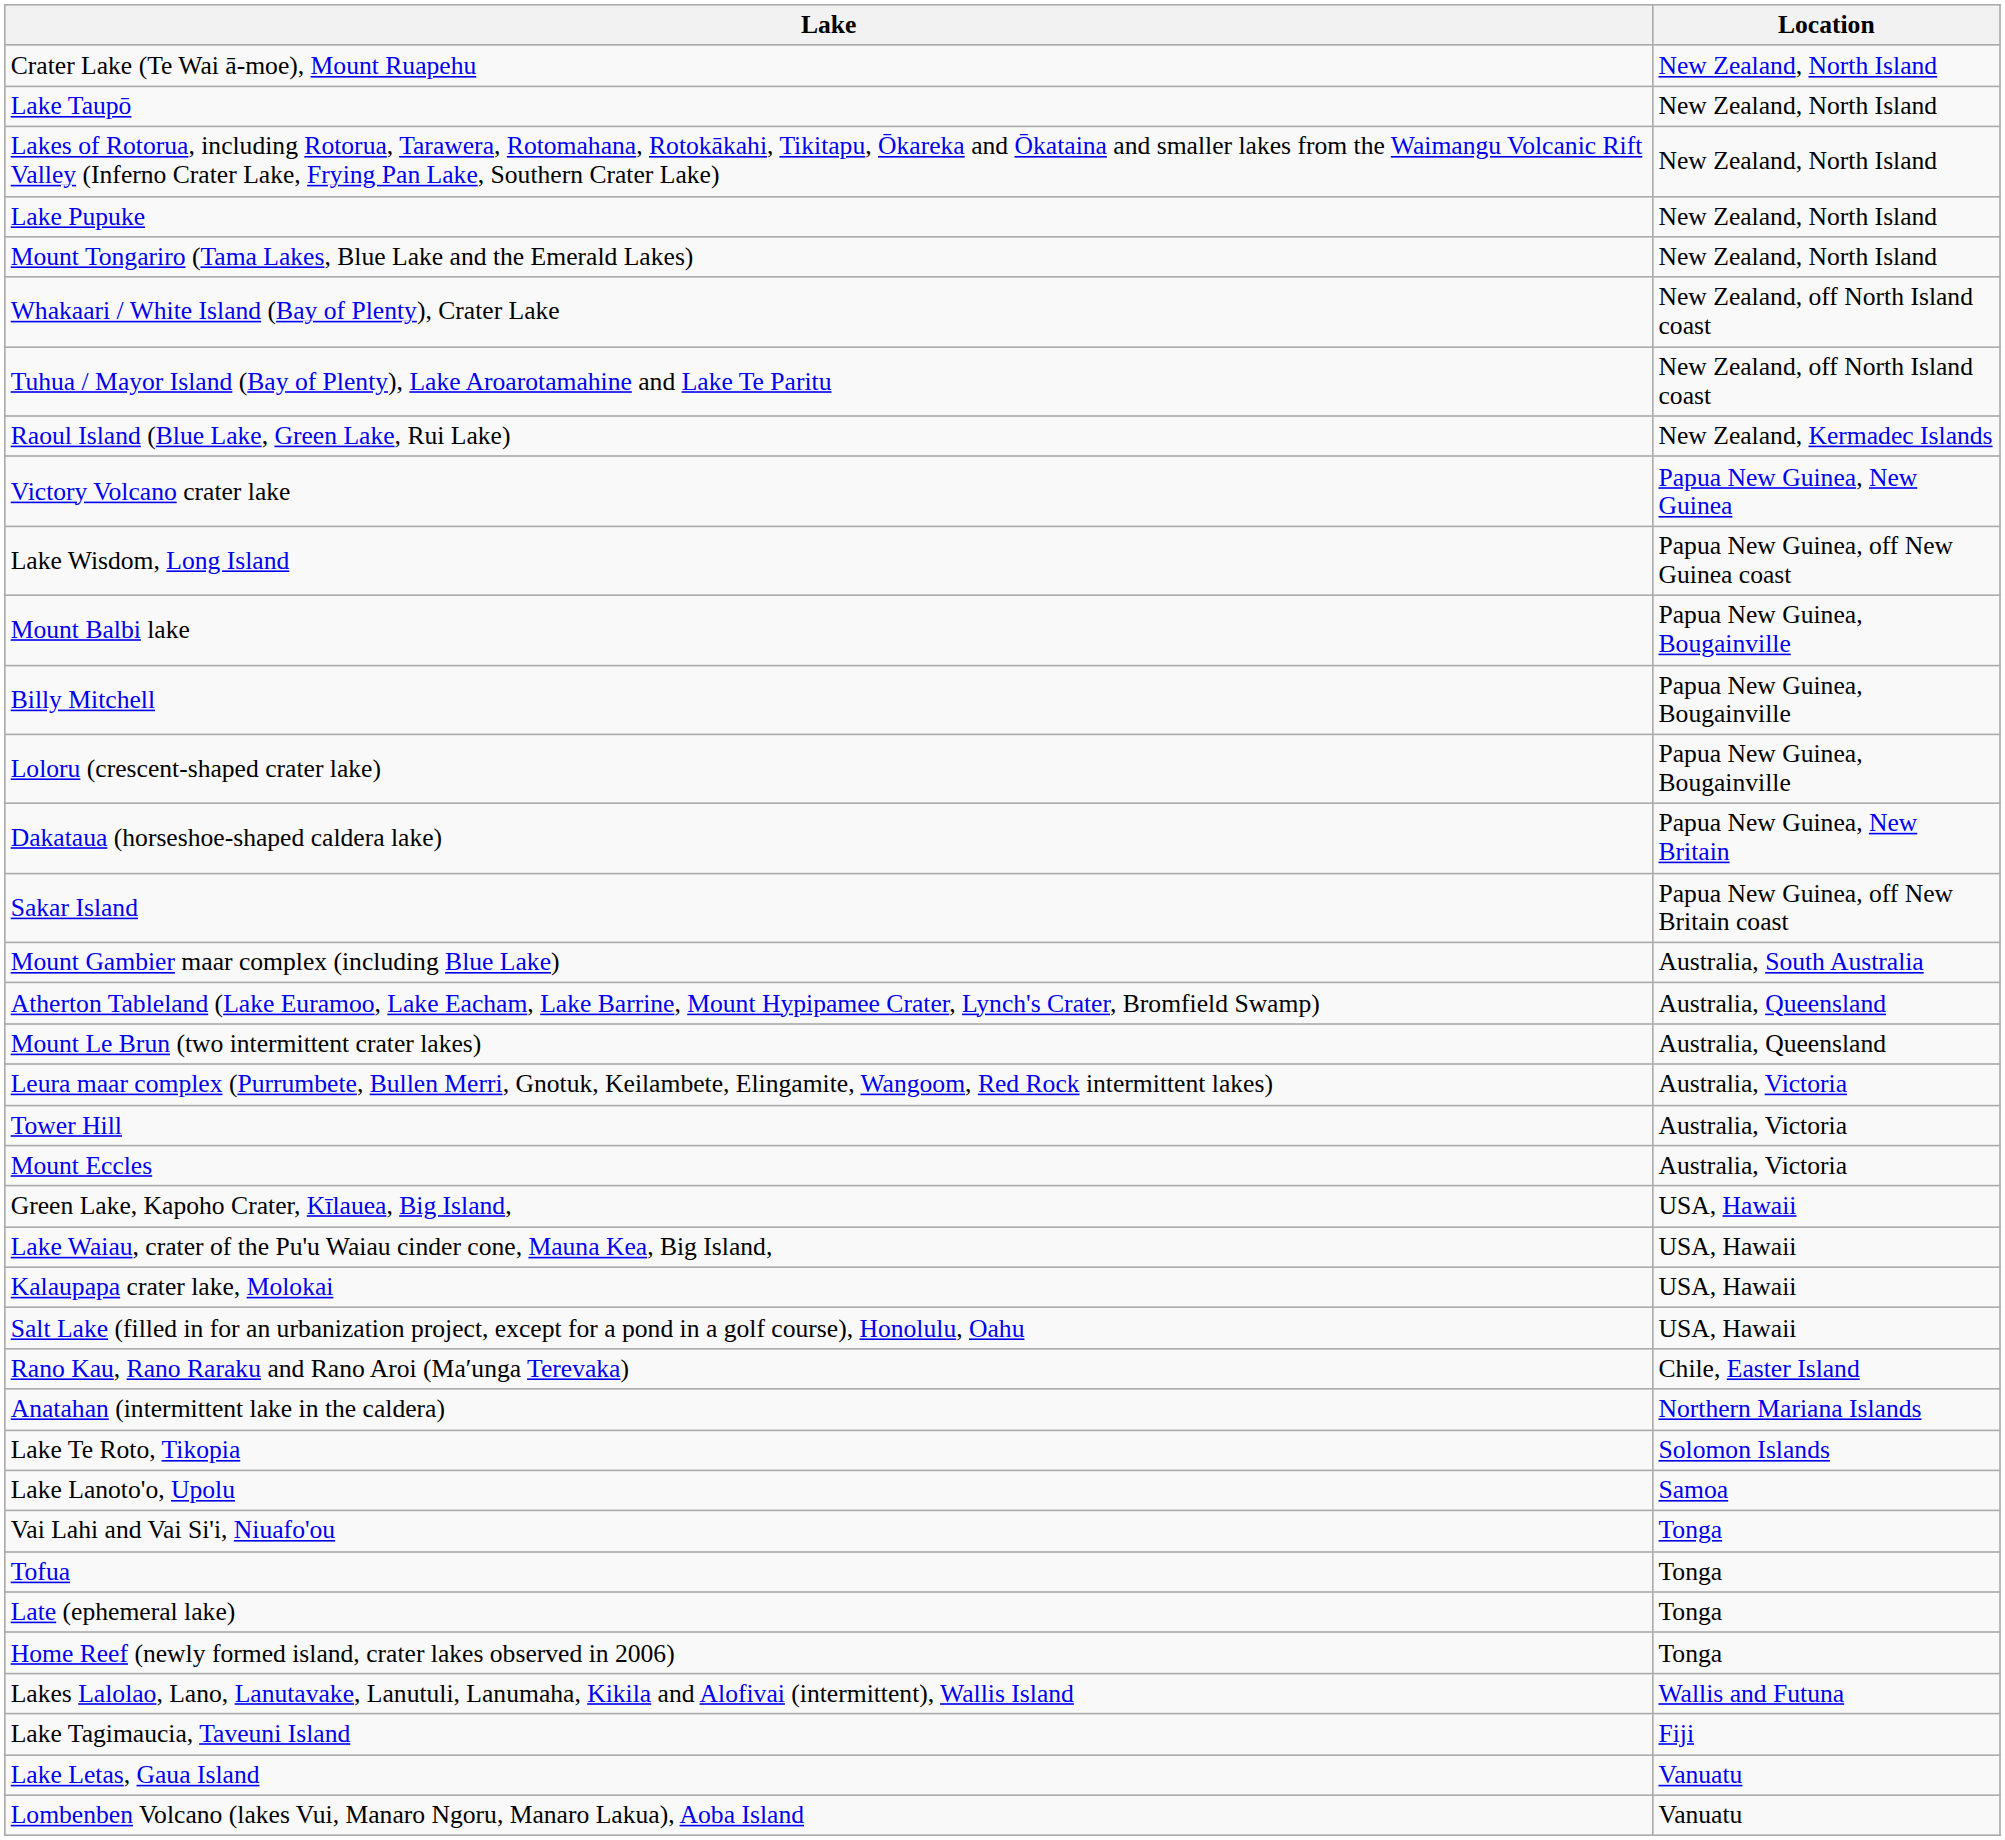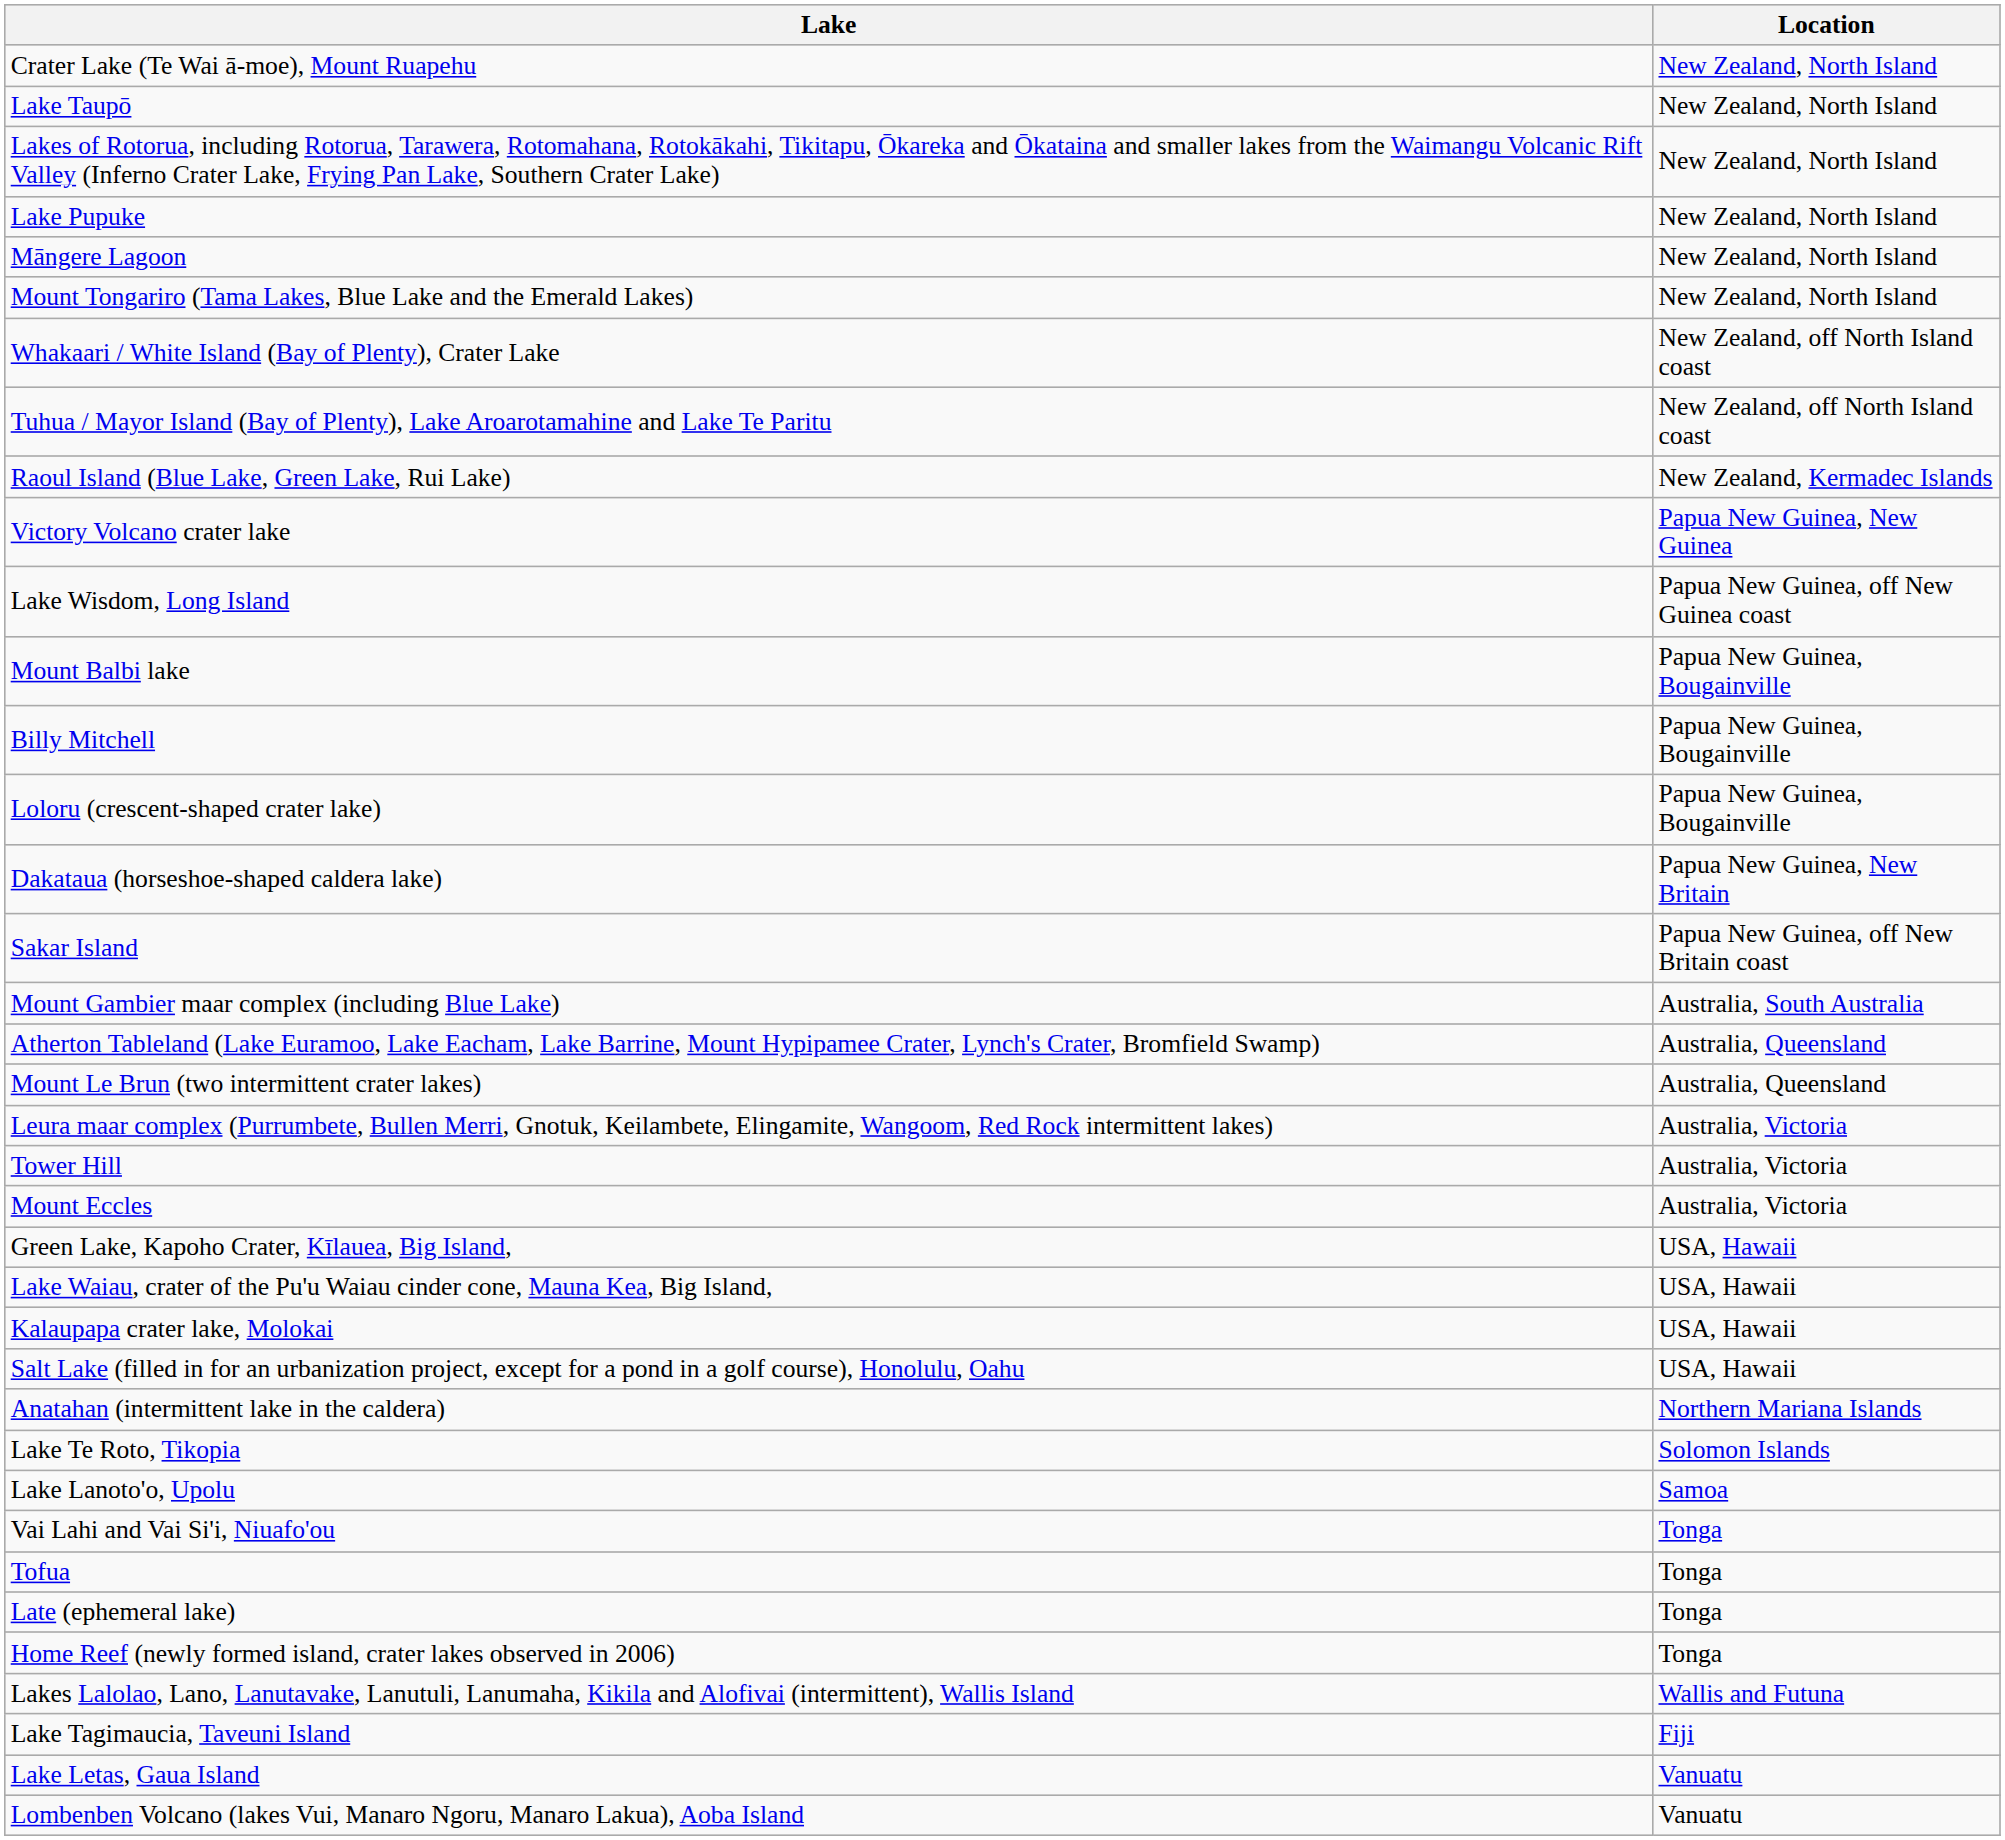+ row: (98, 256)
- row: (320, 1368)
